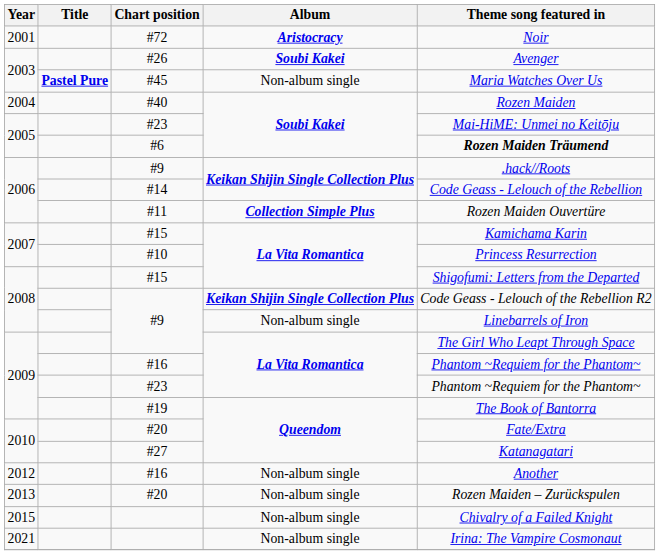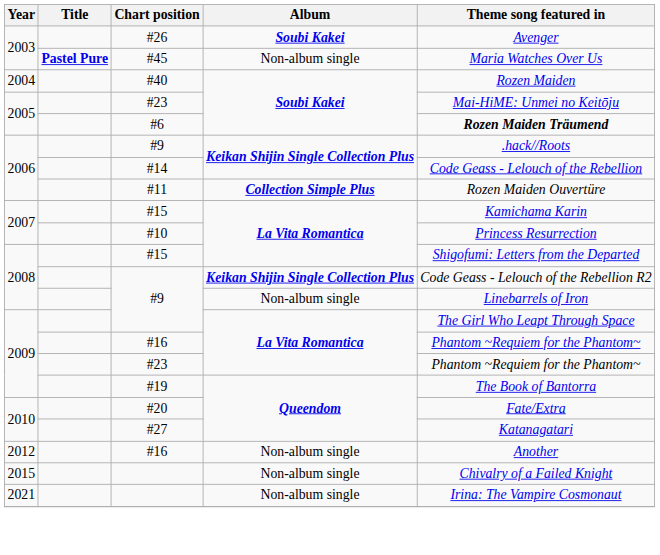- row: (21, 37)
- row: (21, 495)
